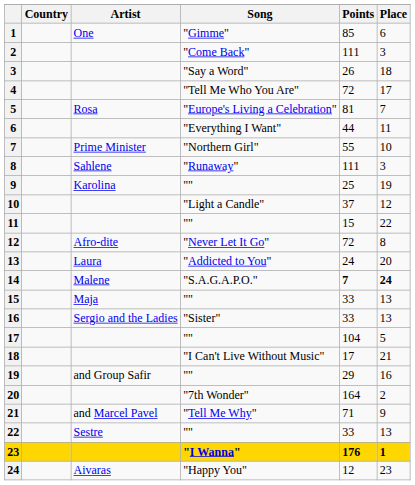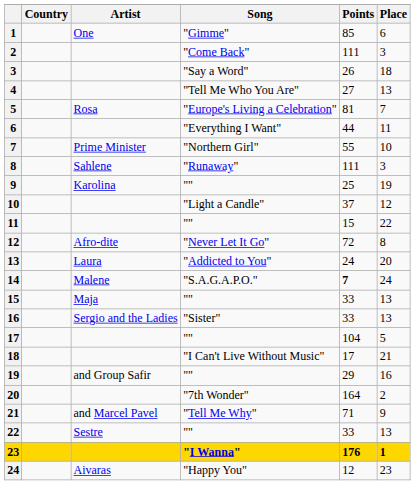(348, 90) 72 -> (348, 90) 27
(386, 90) 17 -> (386, 90) 13
(386, 280) bold -> (386, 280) normal
